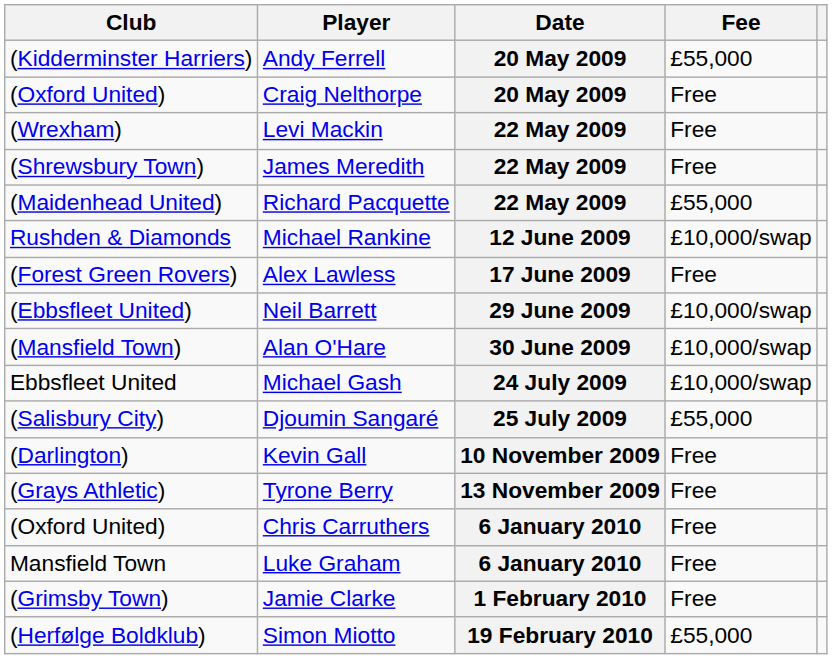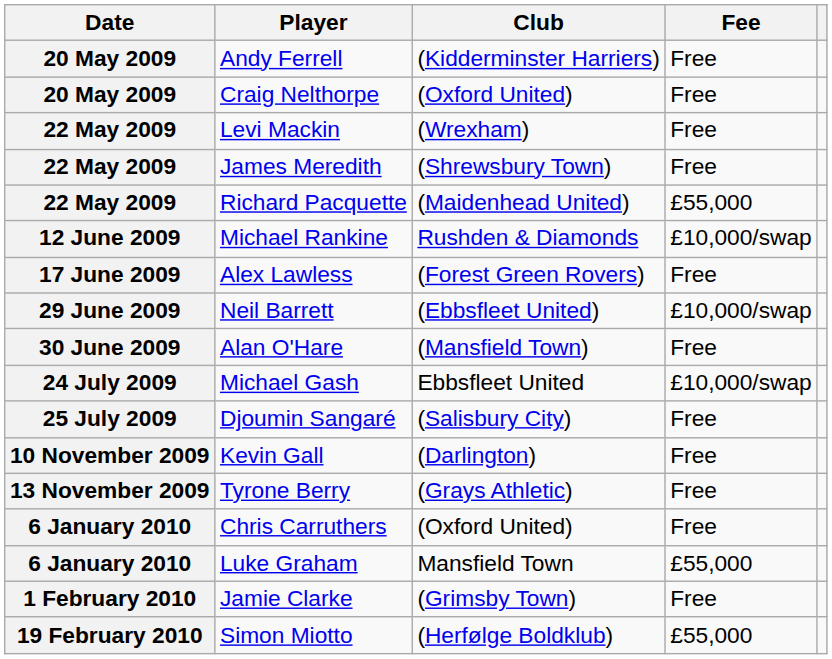columns swapped: (560, 22) <-> (131, 22)
(711, 58) £55,000 -> (694, 58) Free
(741, 346) £10,000/swap -> (694, 346) Free
(711, 418) £55,000 -> (694, 418) Free
(694, 563) Free -> (711, 563) £55,000
